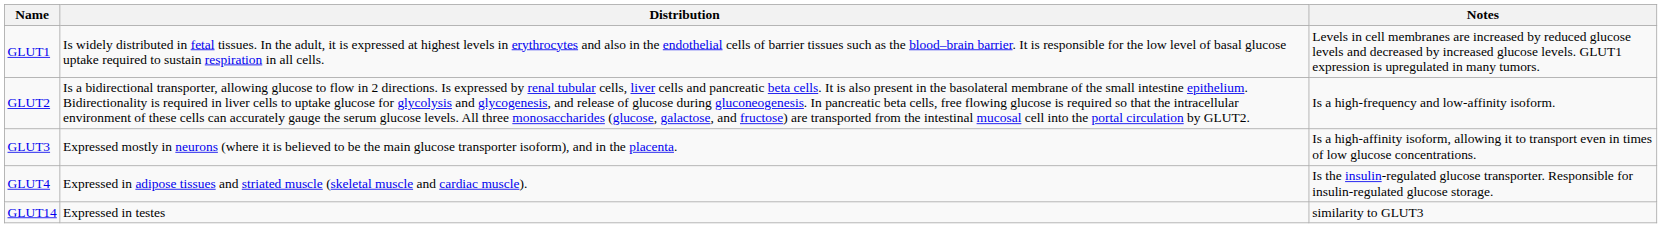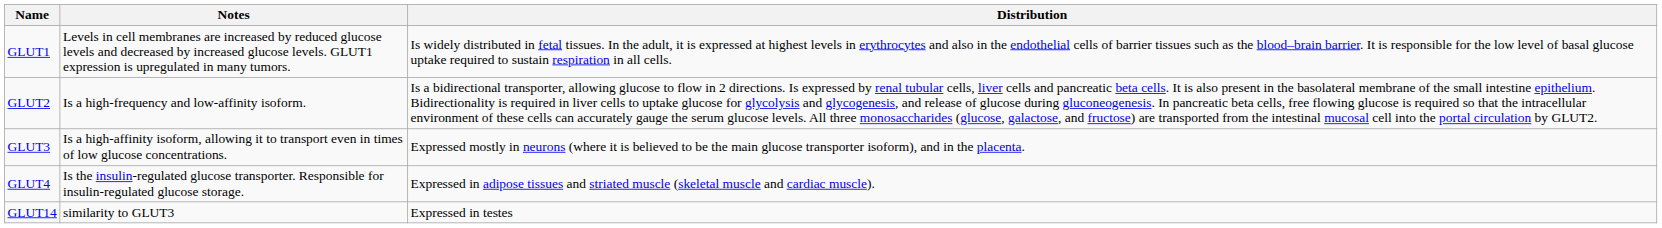columns swapped: (685, 15) <-> (1483, 15)
